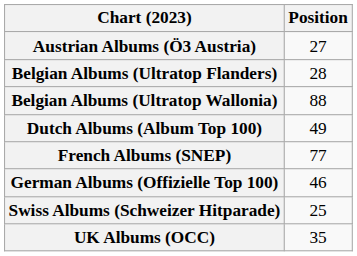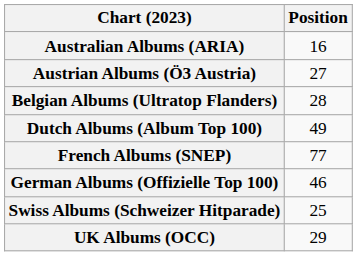+ row: (144, 45)
- row: (144, 100)
(318, 237) 35 -> (318, 237) 29
